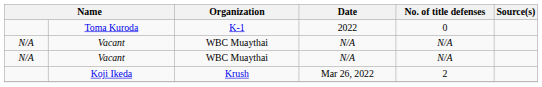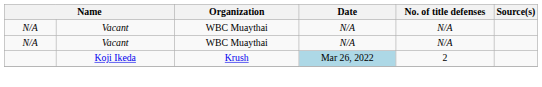- row: (111, 27)
(347, 74) no background -> (347, 58) lightblue background
